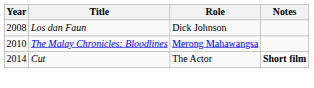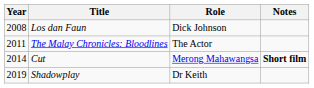(17, 43) 2010 -> (16, 43) 2011
(215, 43) Merong Mahawangsa -> (192, 43) The Actor
(192, 59) The Actor -> (215, 59) Merong Mahawangsa
+ row: (55, 75)
